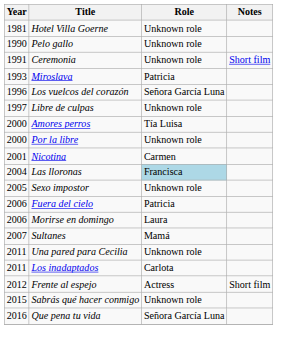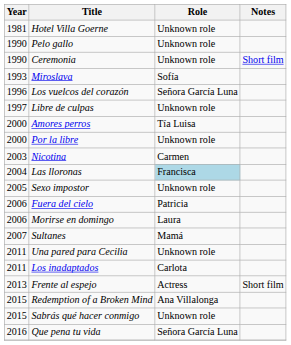(17, 60) 1991 -> (17, 60) 1990
(159, 76) Patricia -> (168, 76) Sofía
(17, 156) 2001 -> (17, 156) 2003
(17, 284) 2012 -> (17, 284) 2013
+ row: (92, 300)
